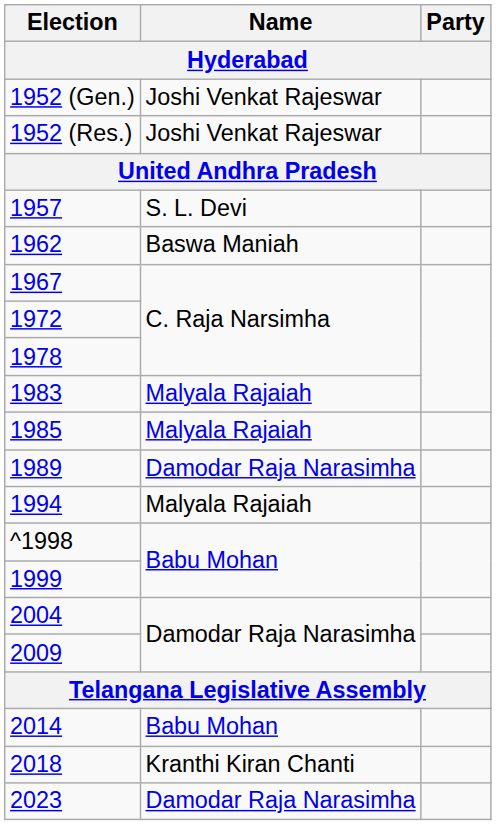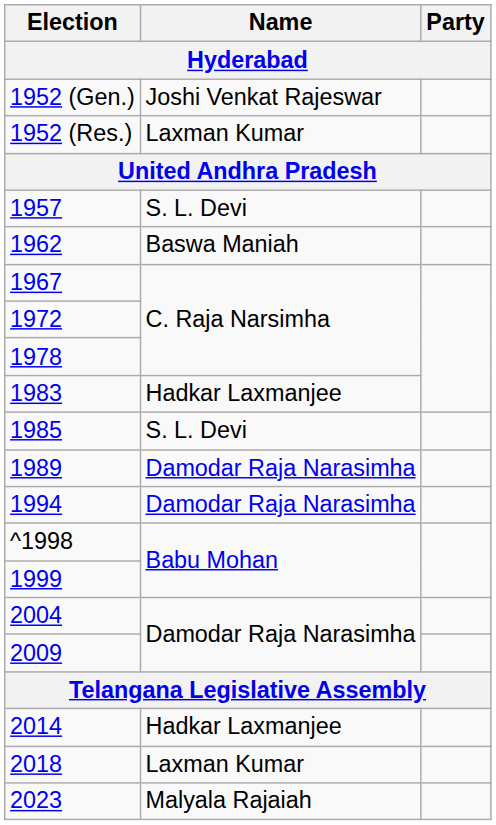(264, 134) Joshi Venkat Rajeswar -> (225, 134) Laxman Kumar
(229, 393) Malyala Rajaiah -> (244, 393) Hadkar Laxmanjee
(229, 430) Malyala Rajaiah -> (196, 430) S. L. Devi
(229, 504) Malyala Rajaiah -> (281, 504) Damodar Raja Narasimha
(212, 726) Babu Mohan -> (244, 726) Hadkar Laxmanjee
(250, 763) Kranthi Kiran Chanti -> (225, 763) Laxman Kumar
(281, 801) Damodar Raja Narasimha -> (229, 801) Malyala Rajaiah
